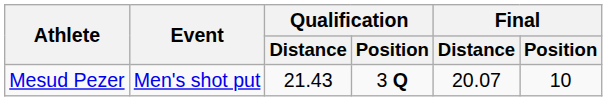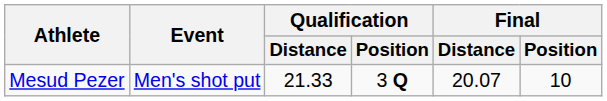(308, 81) 21.43 -> (308, 81) 21.33
